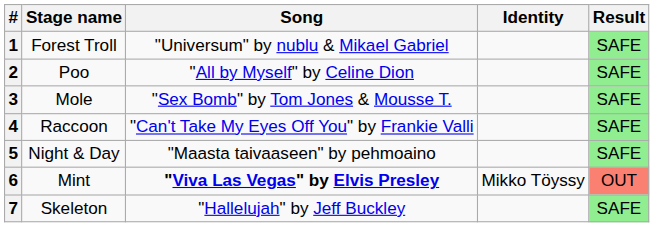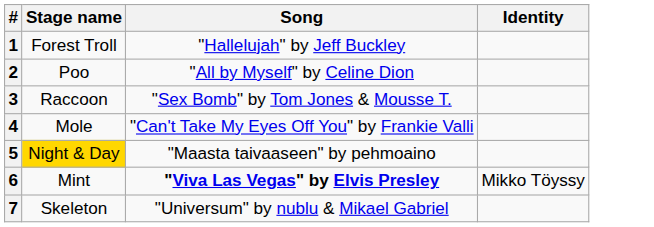- column: (619, 18)
(302, 45) "Universum" by nublu & Mikael Gabriel -> (302, 45) "Hallelujah" by Jeff Buckley
(74, 99) Mole -> (74, 99) Raccoon
(74, 126) Raccoon -> (74, 126) Mole
(74, 153) no background -> (74, 153) gold background
(302, 208) "Hallelujah" by Jeff Buckley -> (302, 208) "Universum" by nublu & Mikael Gabriel
